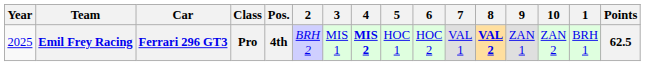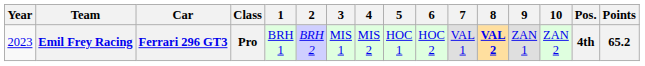columns swapped: (585, 14) <-> (279, 14)
(20, 42) 2025 -> (20, 42) 2023
(366, 42) bold -> (369, 42) normal
(621, 42) 62.5 -> (619, 42) 65.2
